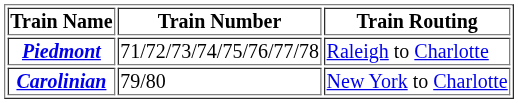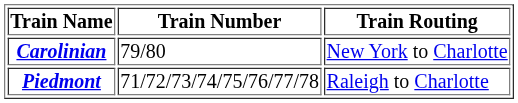rows swapped: (61, 51) <-> (61, 81)
